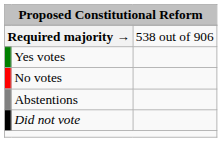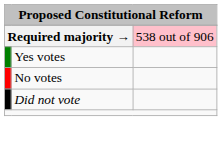(175, 36) no background -> (175, 36) pink background
- row: (8, 99)
